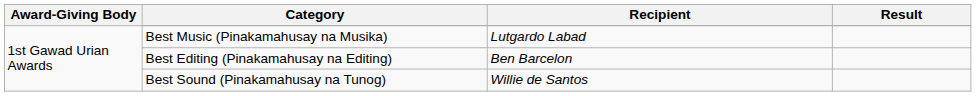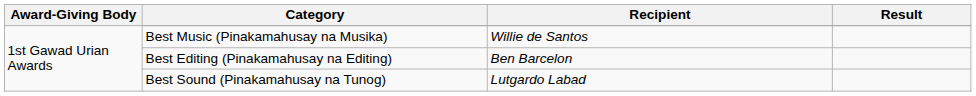(538, 36) Lutgardo Labad -> (539, 36) Willie de Santos
(539, 79) Willie de Santos -> (538, 79) Lutgardo Labad
